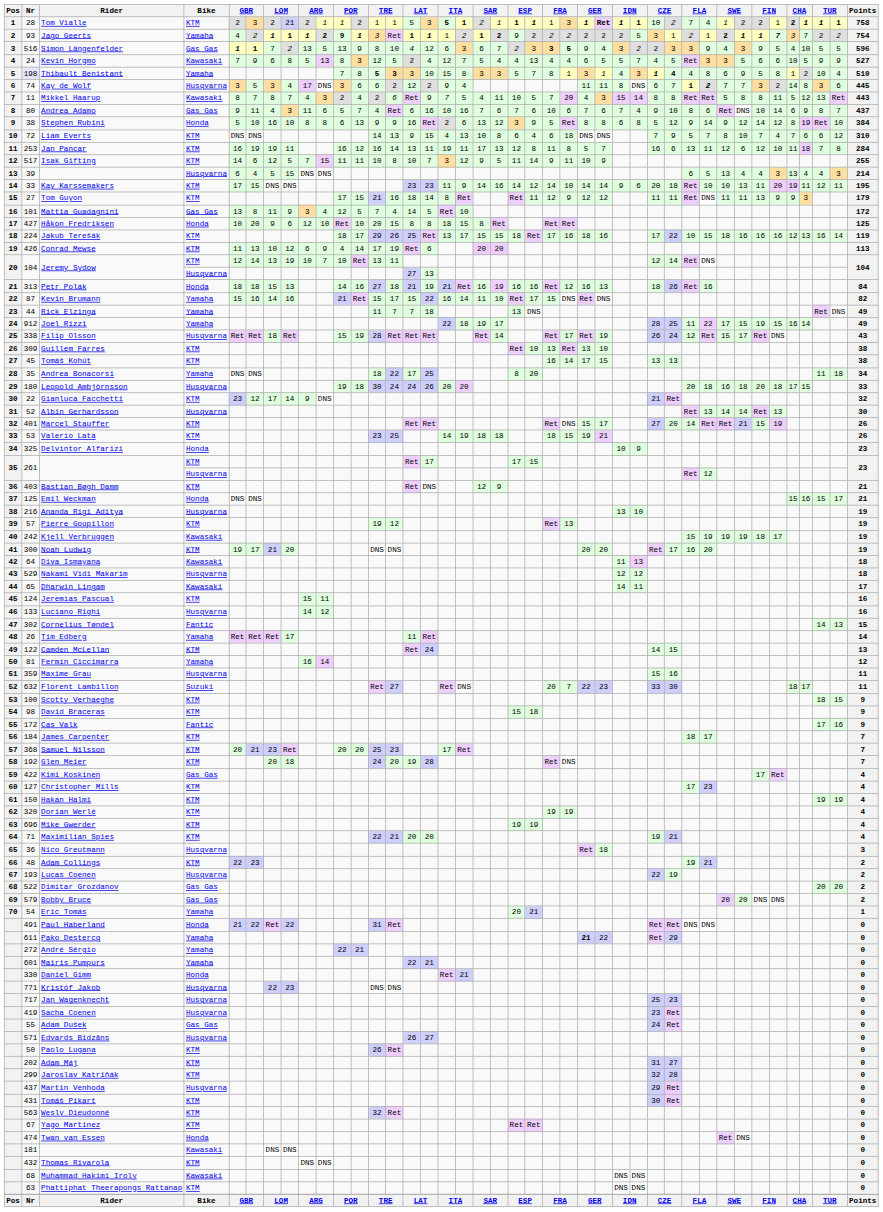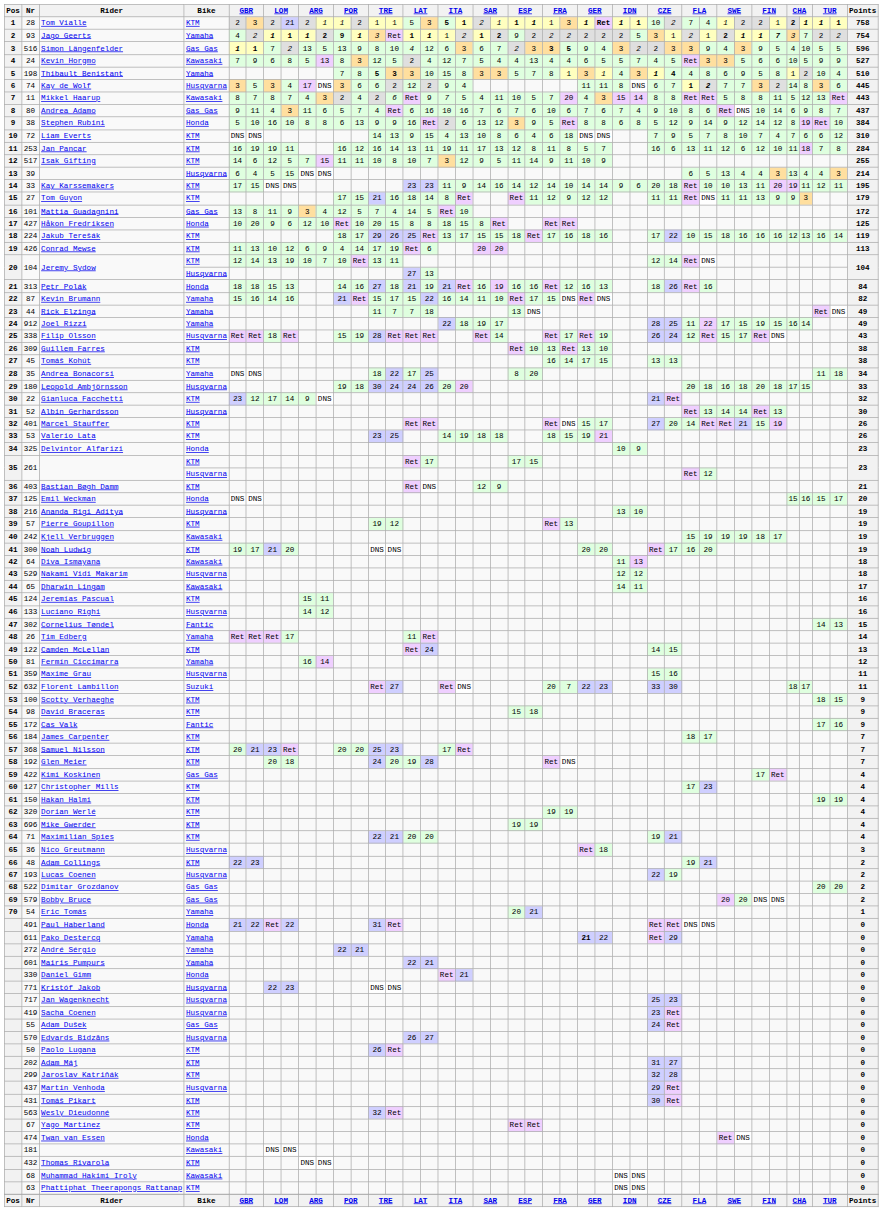(31, 74) lavender background -> (31, 74) no background
(863, 499) 21 -> (863, 499) 20
(31, 1038) 571 -> (31, 1038) 570
